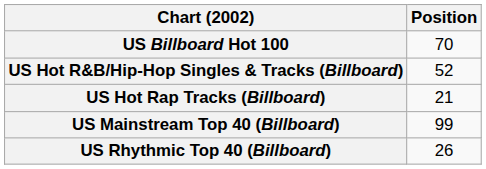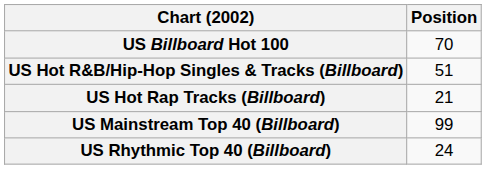(444, 71) 52 -> (444, 71) 51
(444, 151) 26 -> (444, 151) 24
